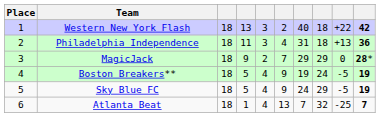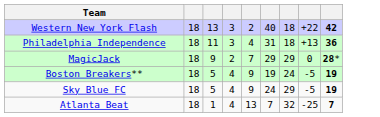- column: (21, 12)
